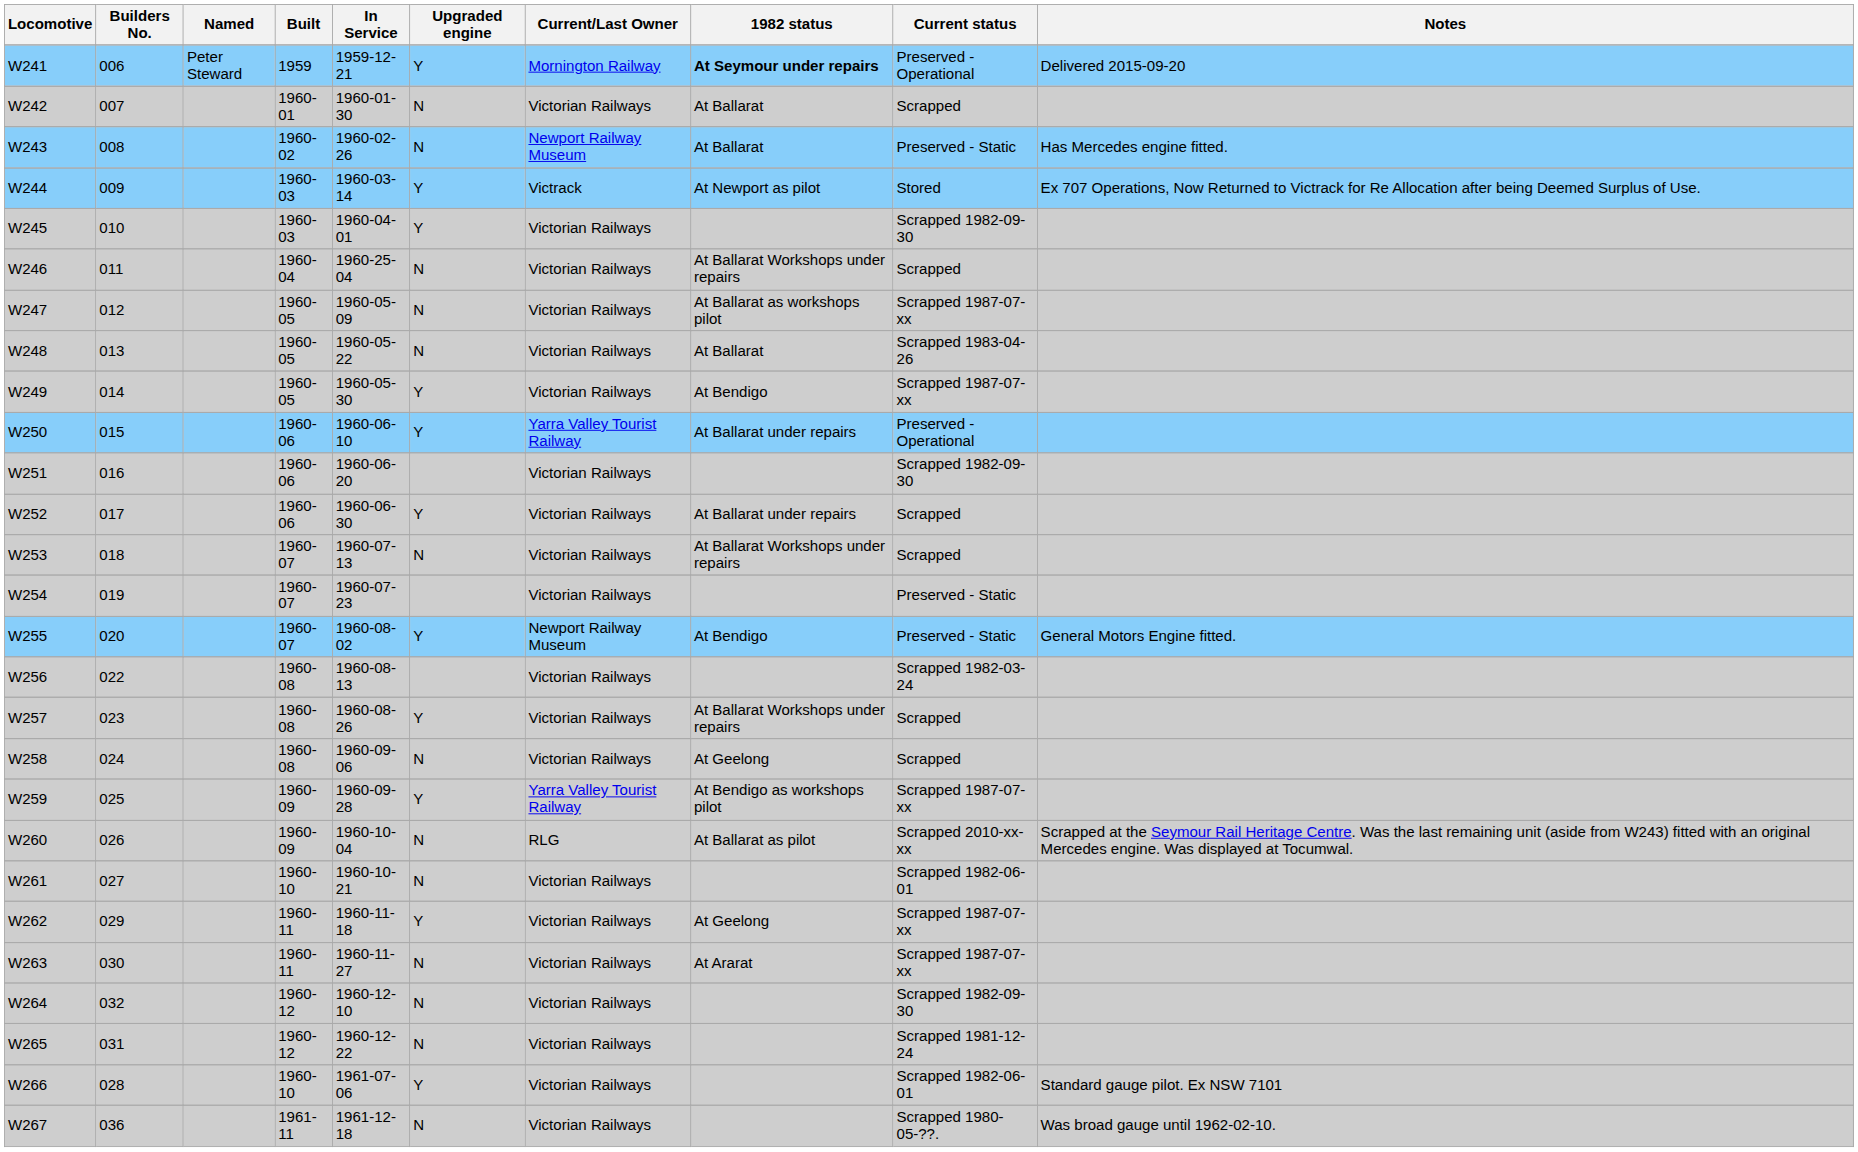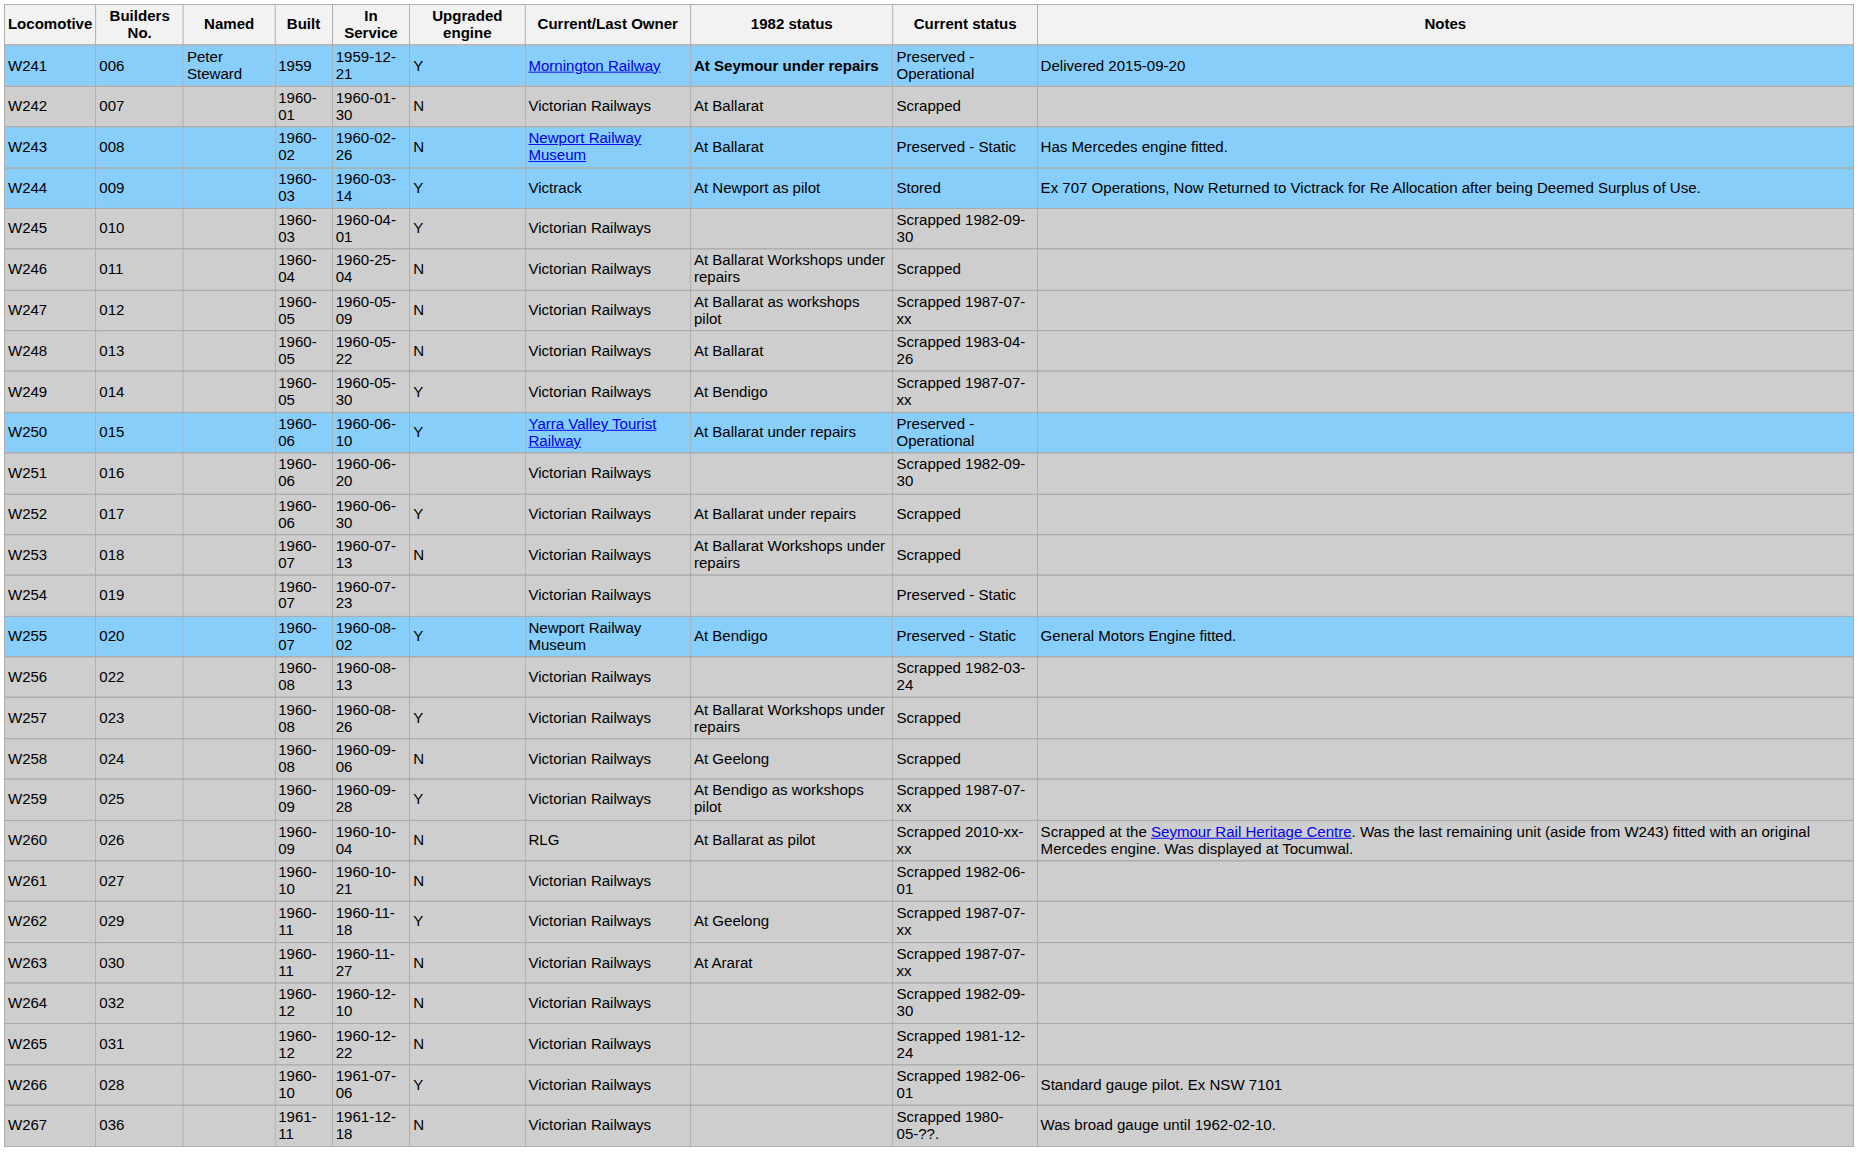(592, 799) Yarra Valley Tourist Railway -> (590, 799) Victorian Railways
